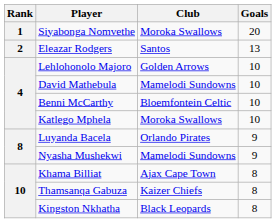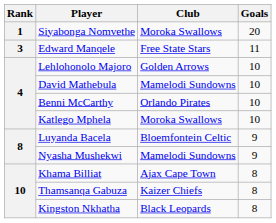- row: (75, 48)
+ row: (77, 48)
(186, 102) Bloemfontein Celtic -> (175, 102) Orlando Pirates
(175, 137) Orlando Pirates -> (186, 137) Bloemfontein Celtic
